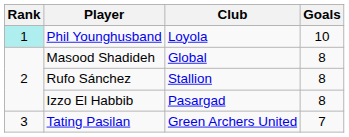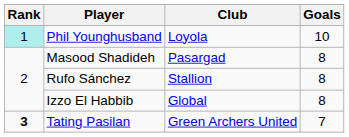(187, 57) Global -> (197, 57) Pasargad
(197, 100) Pasargad -> (187, 100) Global
(24, 121) normal -> (24, 121) bold
